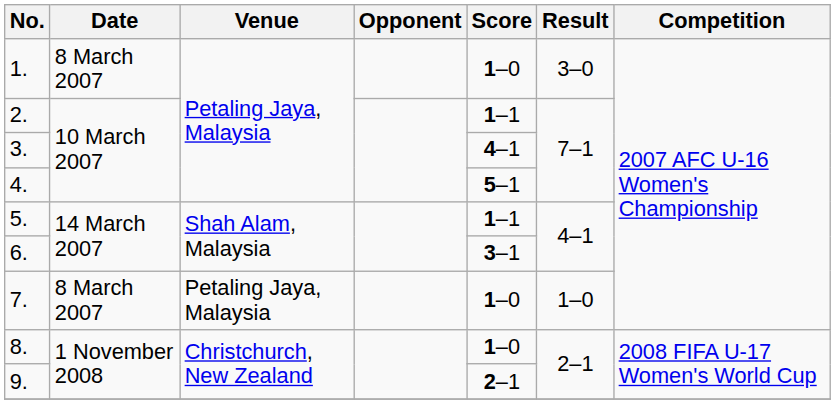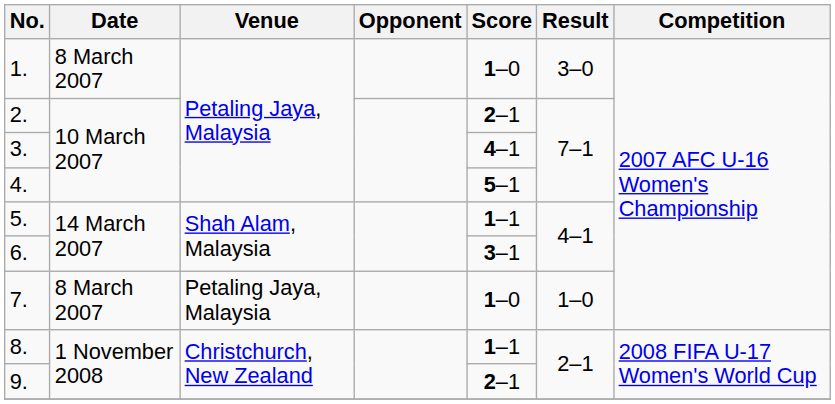(502, 115) 1–1 -> (502, 115) 2–1
(502, 346) 1–0 -> (502, 346) 1–1
